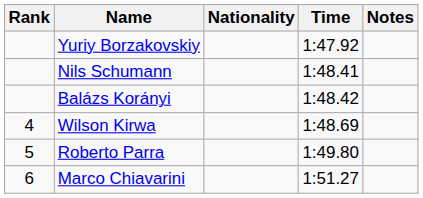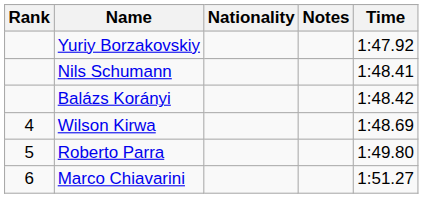columns swapped: (331, 17) <-> (390, 17)
